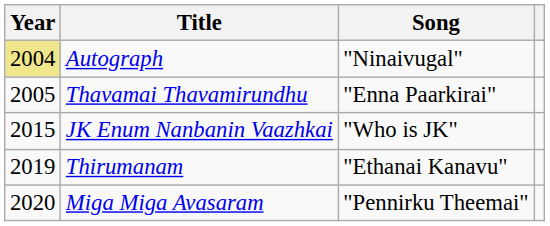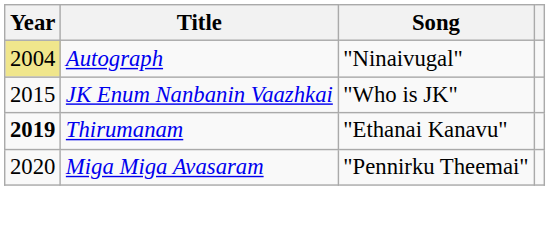- row: (187, 94)
(33, 166) normal -> (33, 130) bold
